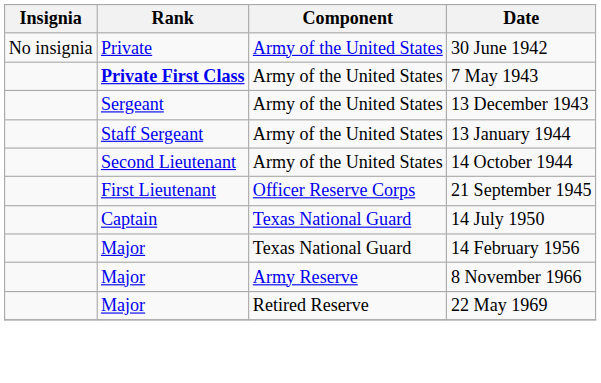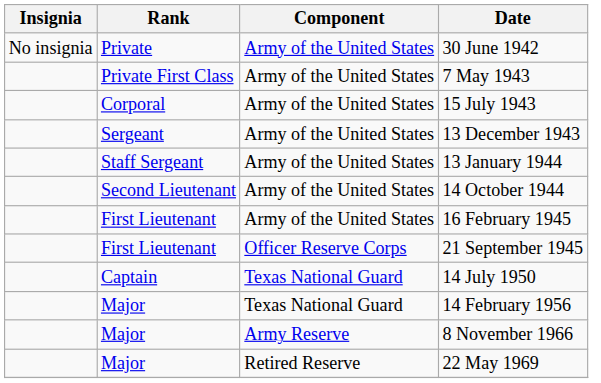(173, 76) bold -> (167, 76) normal
+ row: (489, 104)
+ row: (507, 219)
